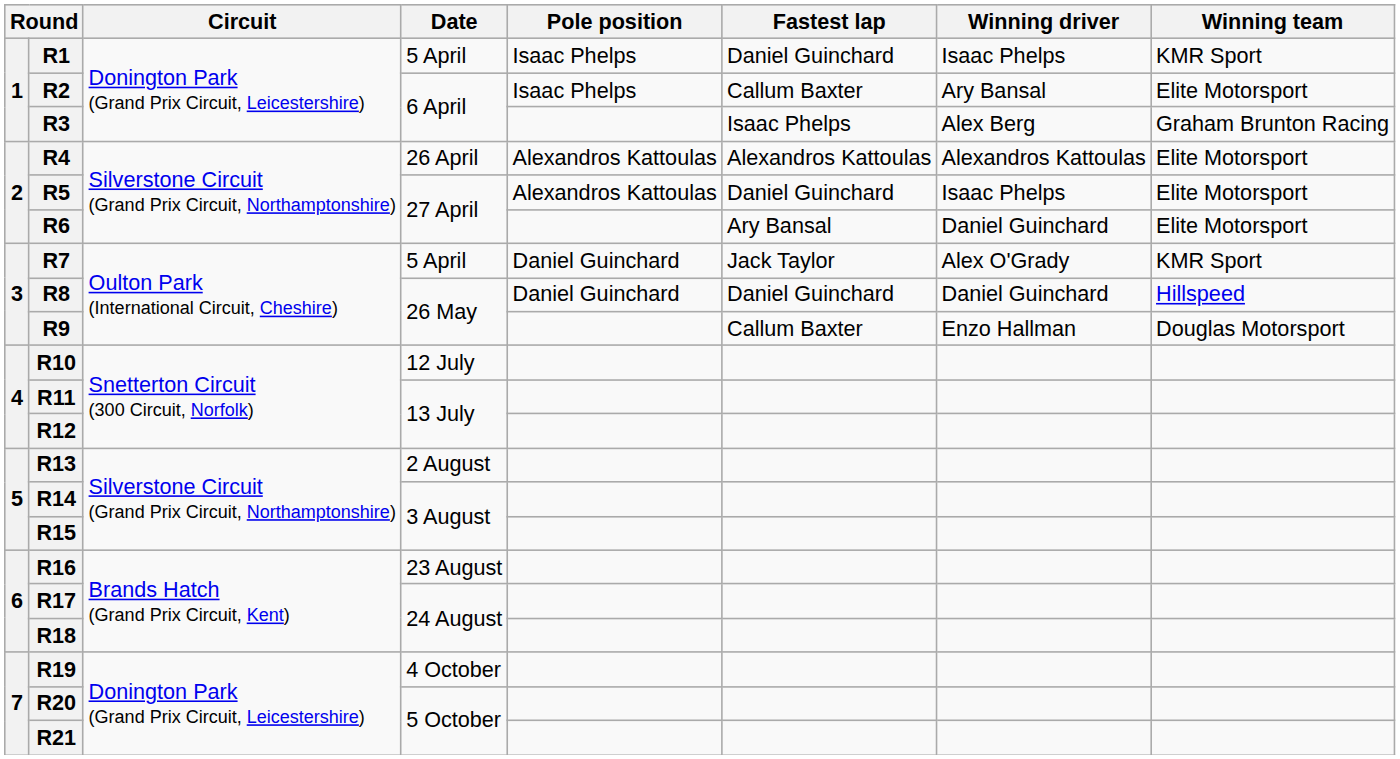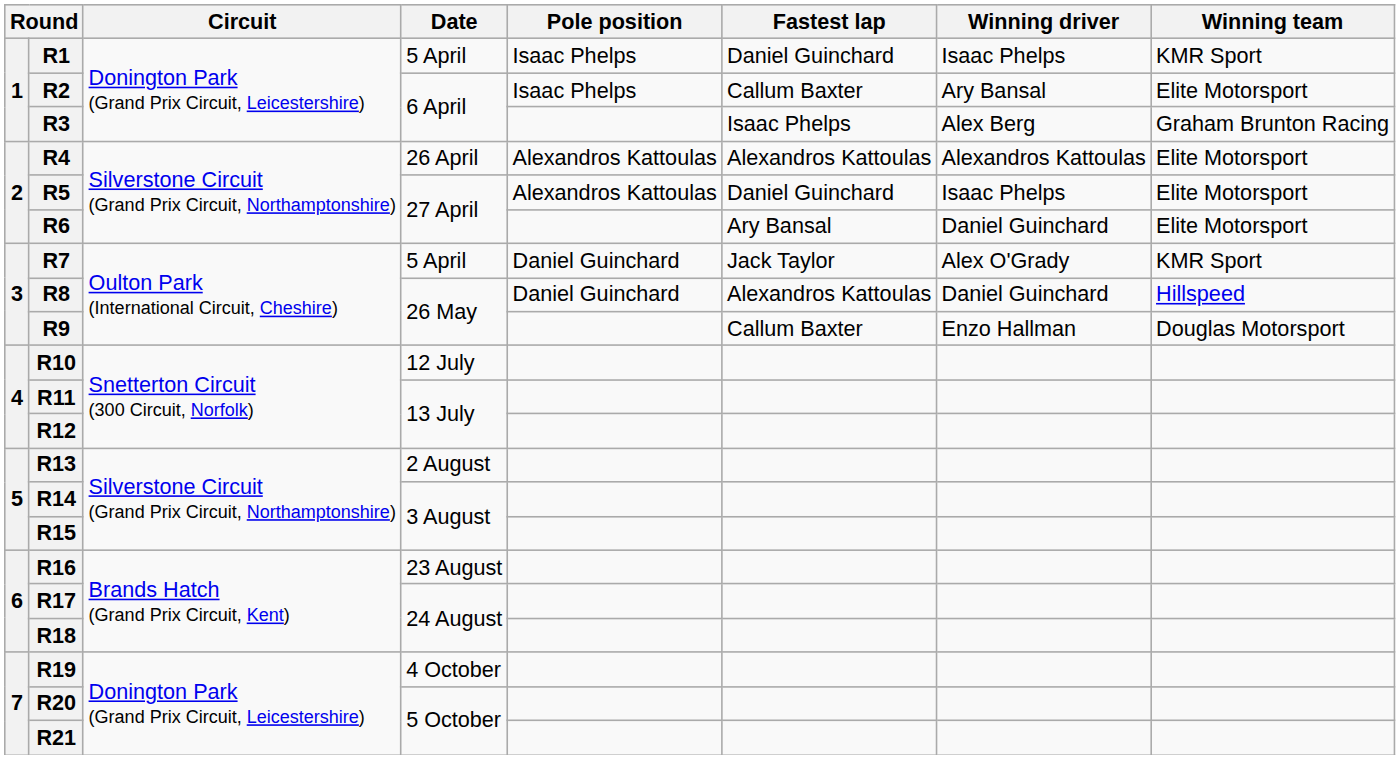(811, 294) Daniel Guinchard -> (829, 294) Alexandros Kattoulas
